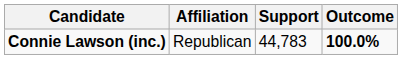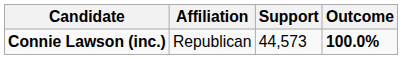(283, 41) 44,783 -> (283, 41) 44,573
